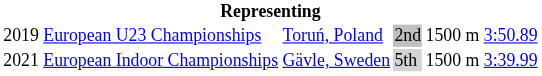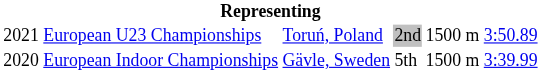(21, 35) 2019 -> (21, 35) 2021
(21, 60) 2021 -> (21, 60) 2020
(406, 60) lightgrey background -> (406, 60) no background
